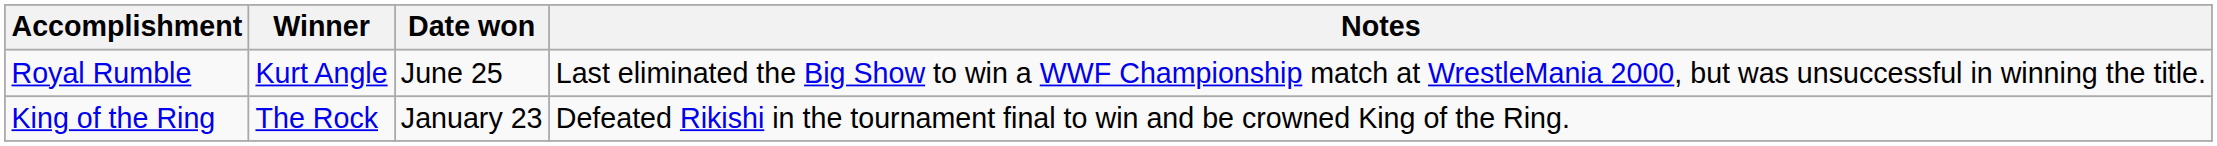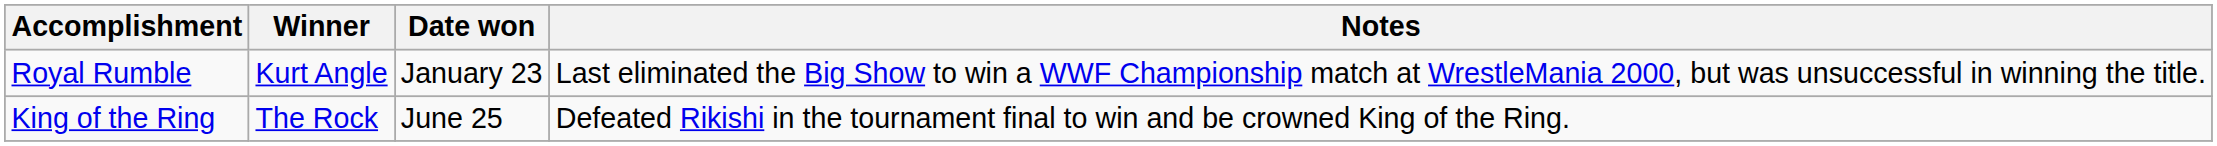(452, 72) June 25 -> (472, 72) January 23
(472, 118) January 23 -> (452, 118) June 25
